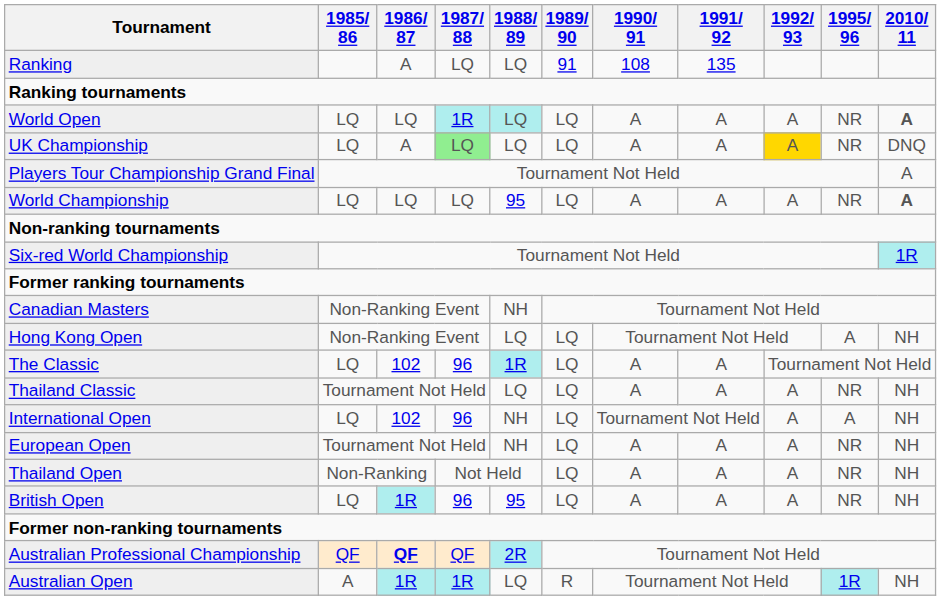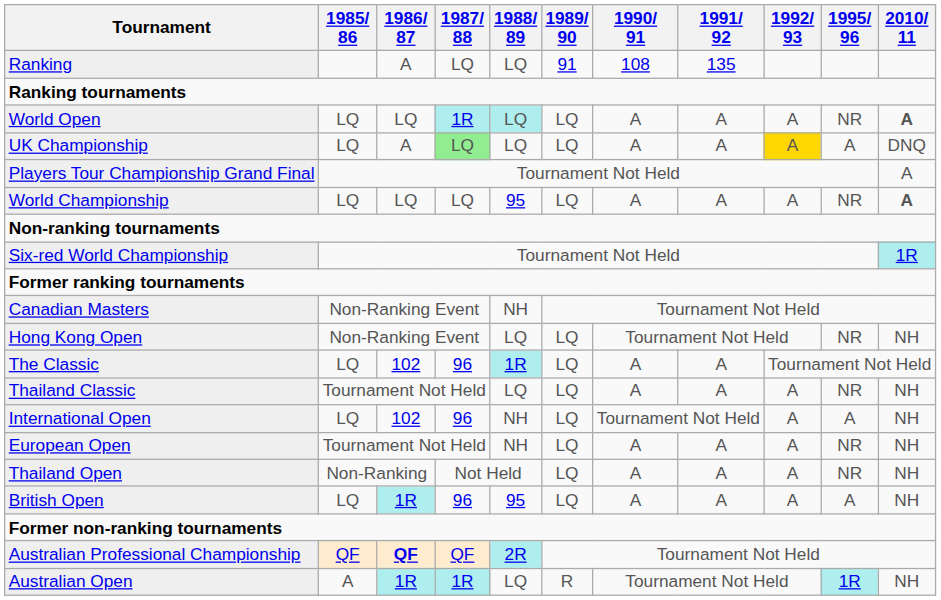(850, 146) NR -> (850, 146) A
(850, 336) A -> (850, 336) NR
(850, 500) NR -> (850, 500) A
